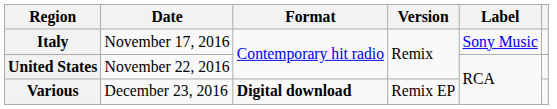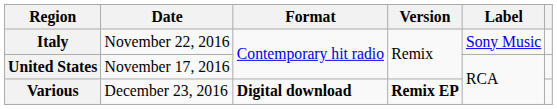(167, 41) November 17, 2016 -> (167, 41) November 22, 2016
(167, 66) November 22, 2016 -> (167, 66) November 17, 2016
(423, 91) normal -> (425, 91) bold
